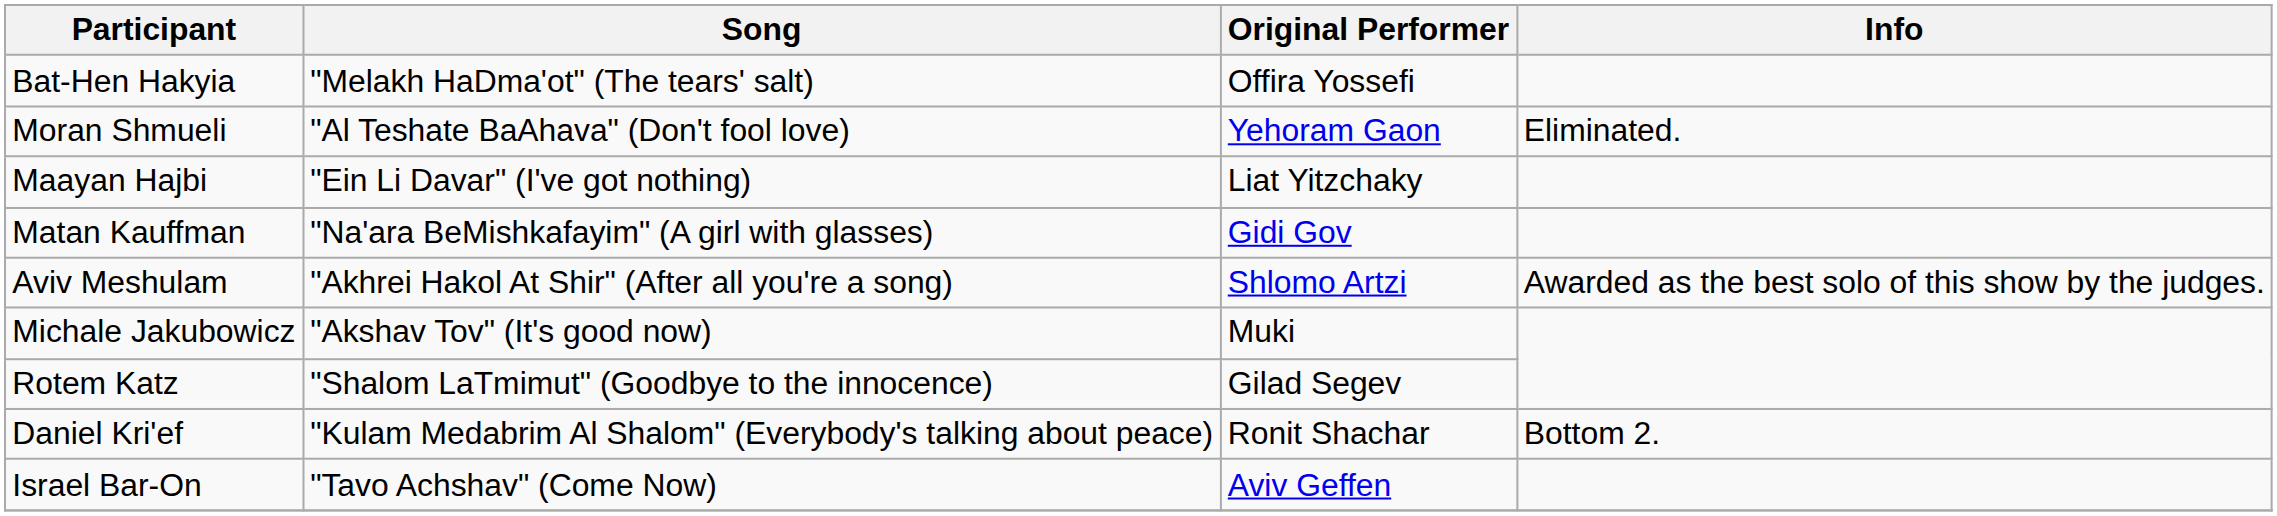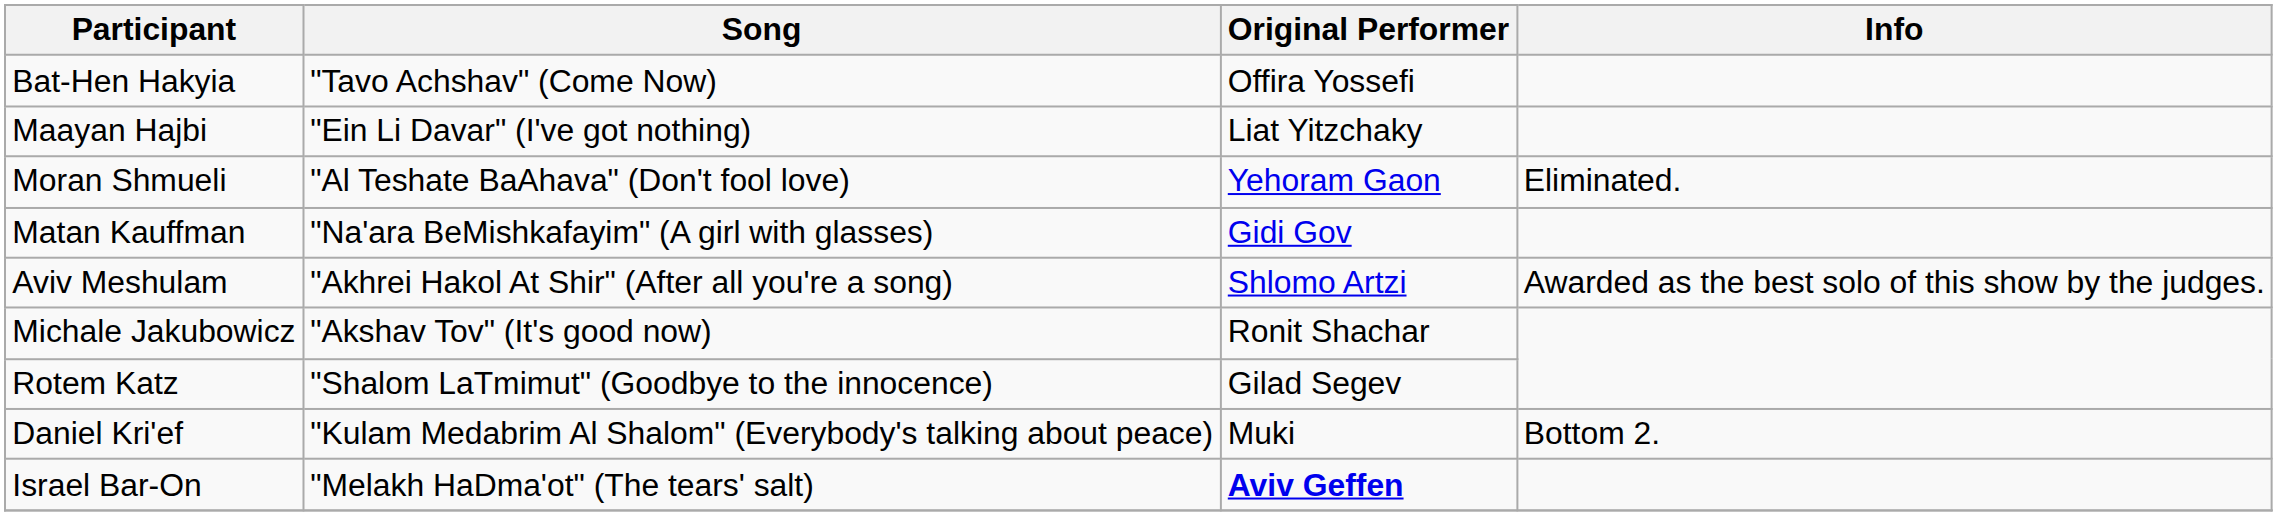(562, 80) "Melakh HaDma'ot" (The tears' salt) -> (513, 80) "Tavo Achshav" (Come Now)
rows swapped: (119, 130) <-> (110, 181)
(1261, 332) Muki -> (1329, 332) Ronit Shachar
(1329, 433) Ronit Shachar -> (1261, 433) Muki
(513, 484) "Tavo Achshav" (Come Now) -> (562, 484) "Melakh HaDma'ot" (The tears' salt)
(1310, 484) normal -> (1316, 484) bold
